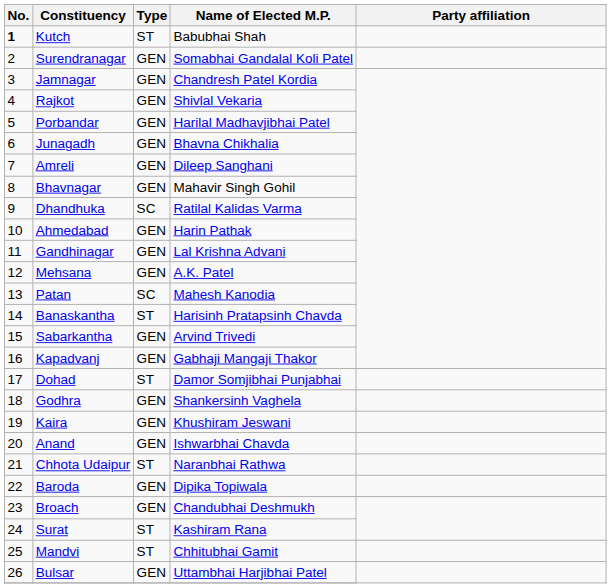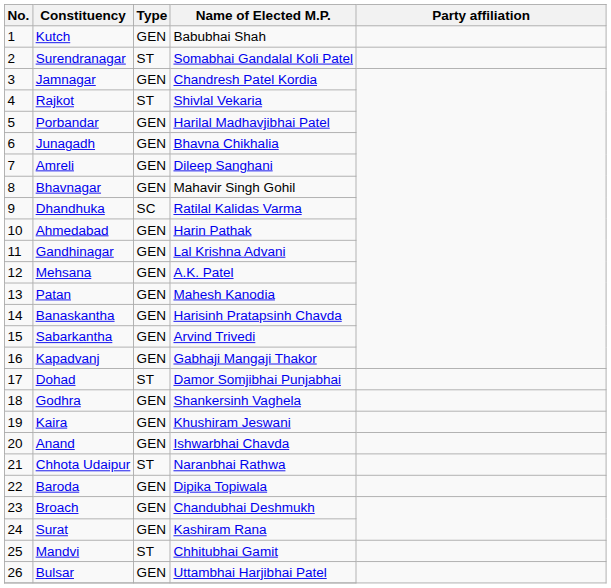(11, 37) bold -> (11, 37) normal
(145, 37) ST -> (151, 37) GEN
(151, 58) GEN -> (145, 58) ST
(151, 101) GEN -> (145, 101) ST
(146, 294) SC -> (151, 294) GEN
(145, 315) ST -> (151, 315) GEN
(145, 529) ST -> (151, 529) GEN
